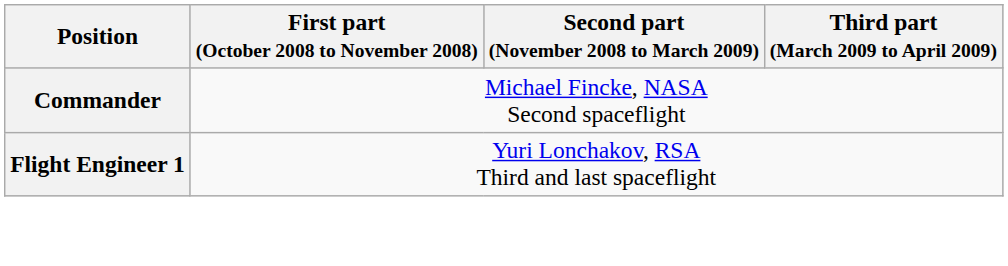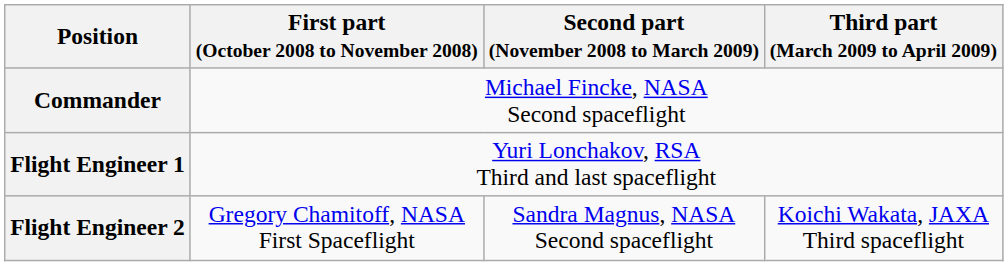+ row: (97, 227)
